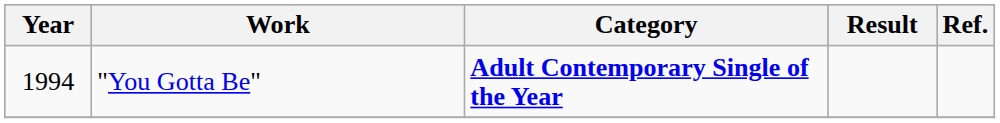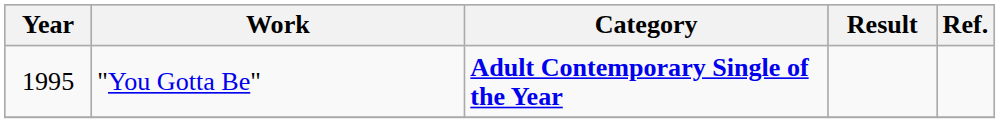(48, 81) 1994 -> (48, 81) 1995
